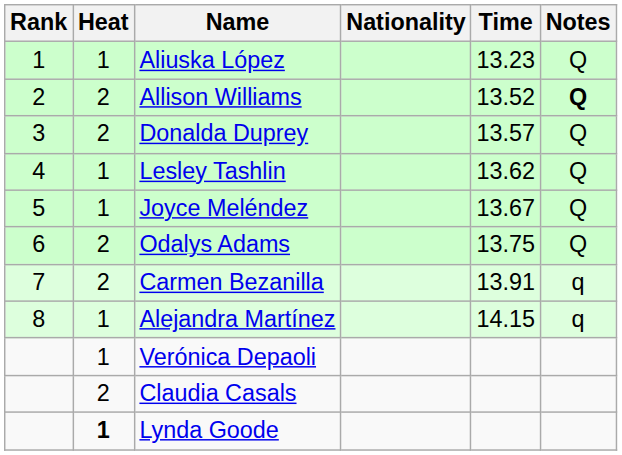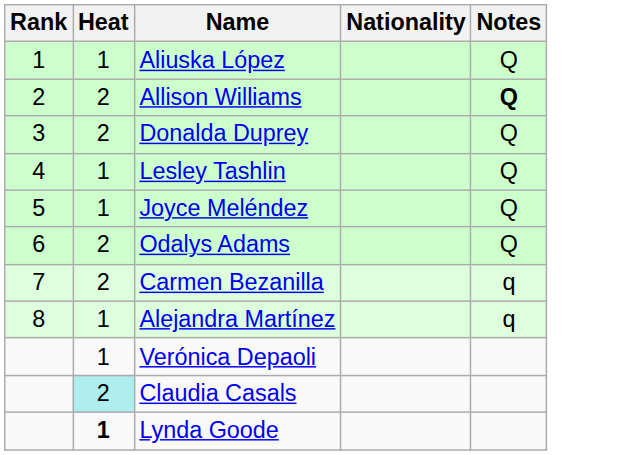- column: (506, 23)
(103, 393) no background -> (103, 393) paleturquoise background
